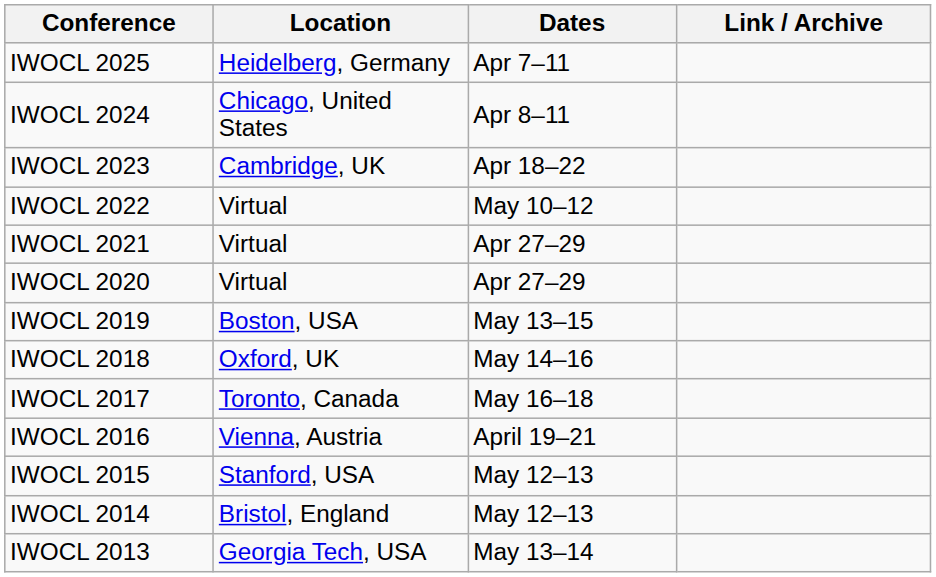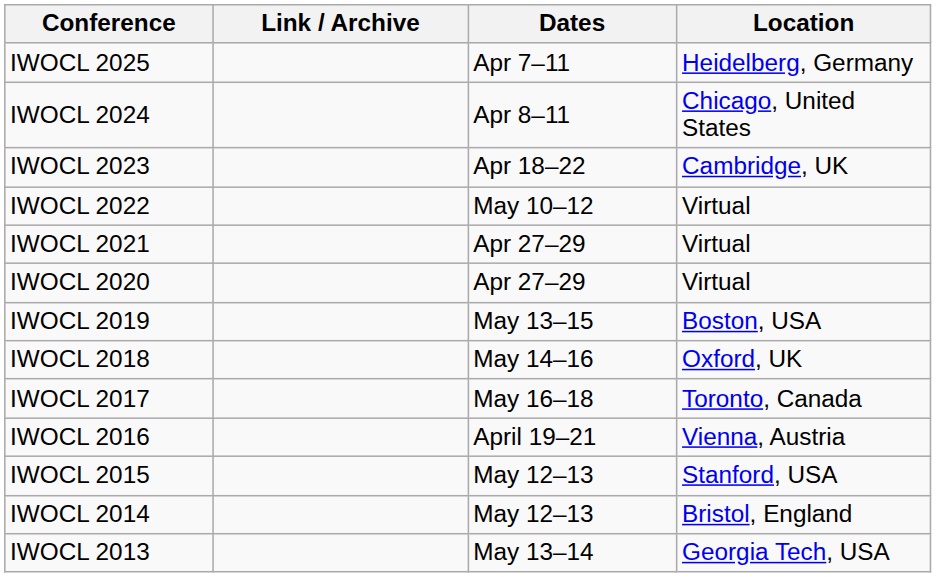columns swapped: (340, 23) <-> (804, 23)
